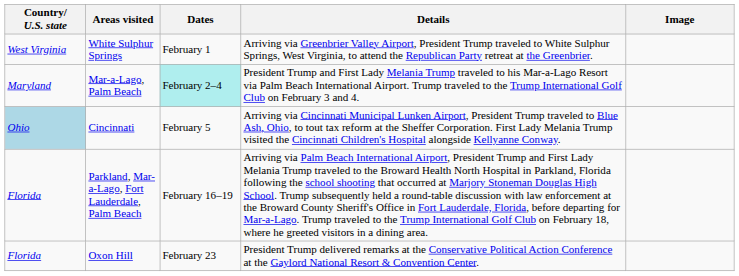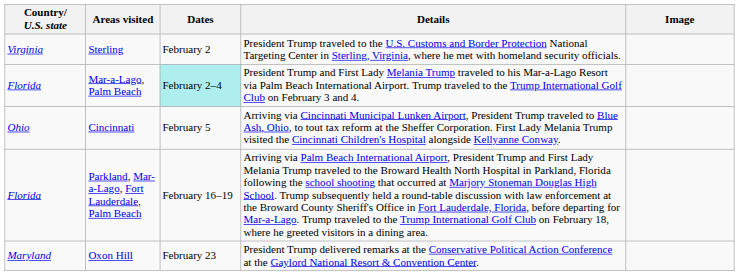- row: (121, 49)
+ row: (106, 49)
(29, 85) Maryland -> (24, 85) Florida
(18, 127) lightblue background -> (18, 127) no background
(24, 256) Florida -> (29, 256) Maryland
